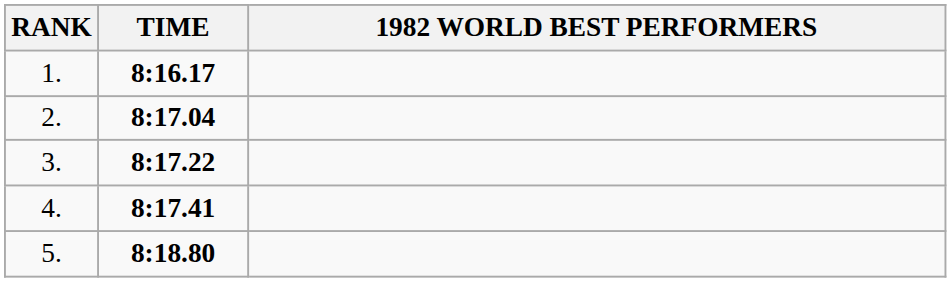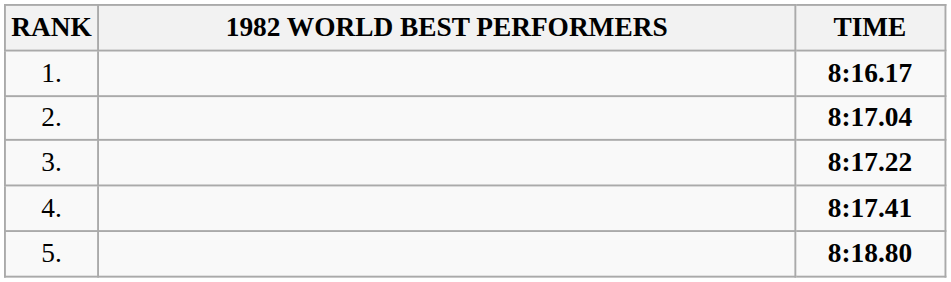columns swapped: (596, 27) <-> (173, 27)
